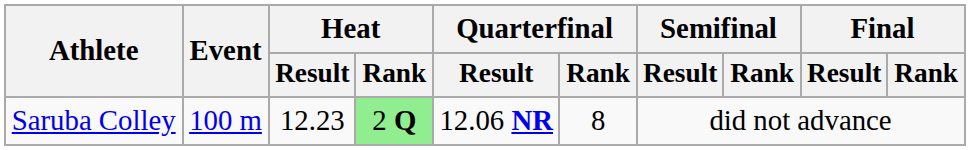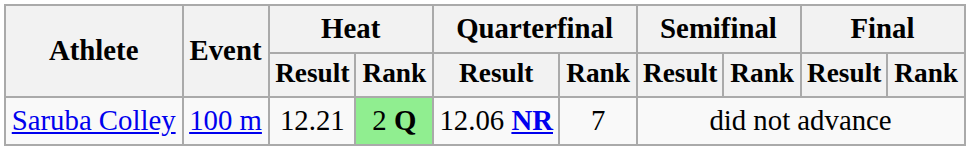(312, 121) 12.23 -> (312, 121) 12.21
(598, 121) 8 -> (598, 121) 7
